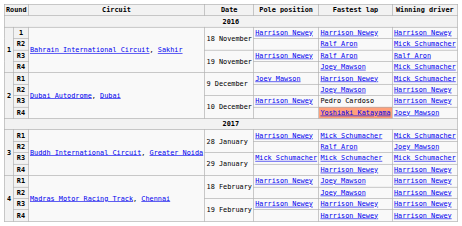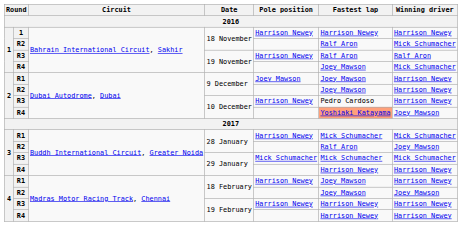(349, 79) Harrison Newey -> (343, 79) Joey Mawson
(425, 79) Mick Schumacher -> (423, 79) Harrison Newey
(423, 193) Harrison Newey -> (417, 193) Joey Mawson
